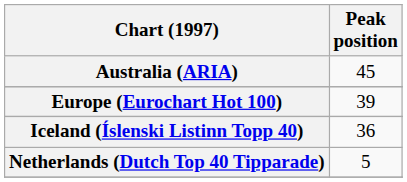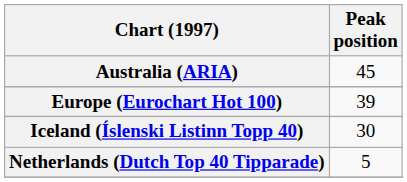(366, 131) 36 -> (366, 131) 30
